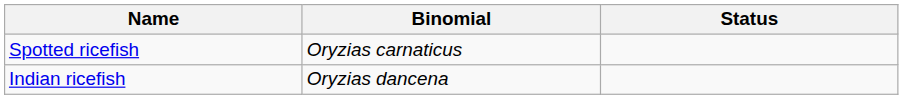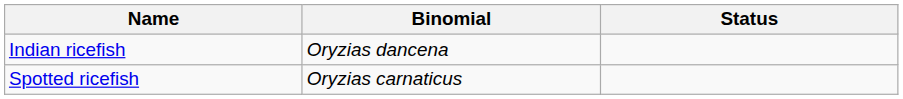rows swapped: (74, 49) <-> (67, 79)
